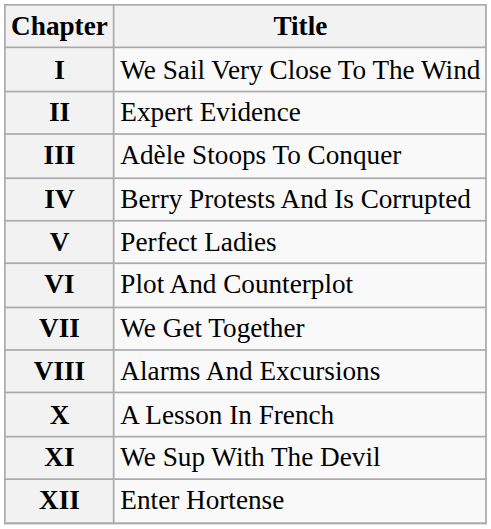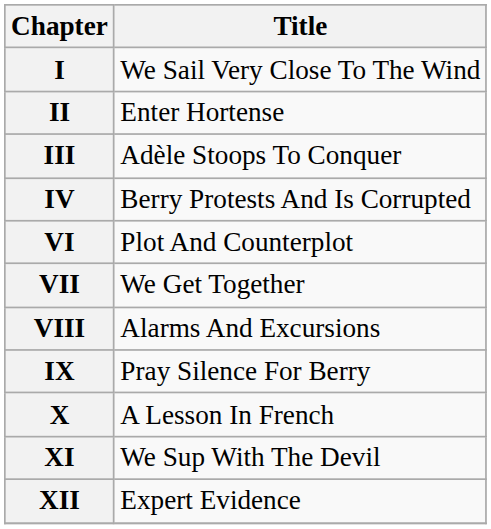(211, 112) Expert Evidence -> (202, 112) Enter Hortense
- row: (59, 241)
+ row: (59, 371)
(202, 500) Enter Hortense -> (211, 500) Expert Evidence
